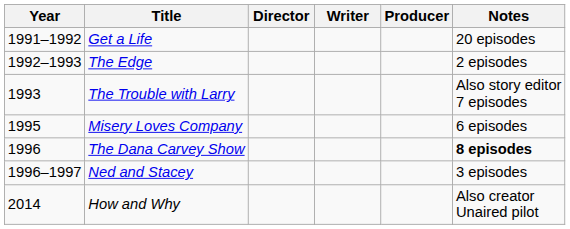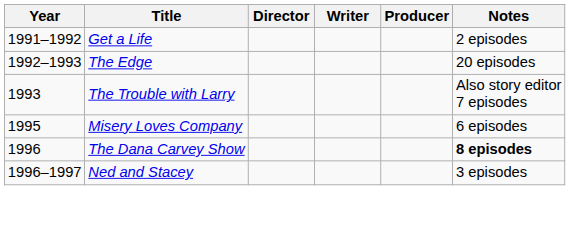(496, 39) 20 episodes -> (492, 39) 2 episodes
(492, 62) 2 episodes -> (496, 62) 20 episodes
- row: (134, 204)
